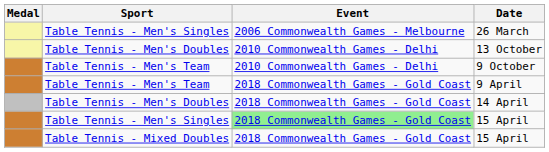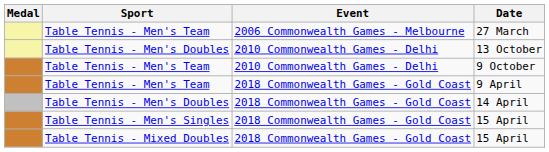- row: (137, 31)
+ row: (127, 31)
(353, 120) lightgreen background -> (353, 120) no background
